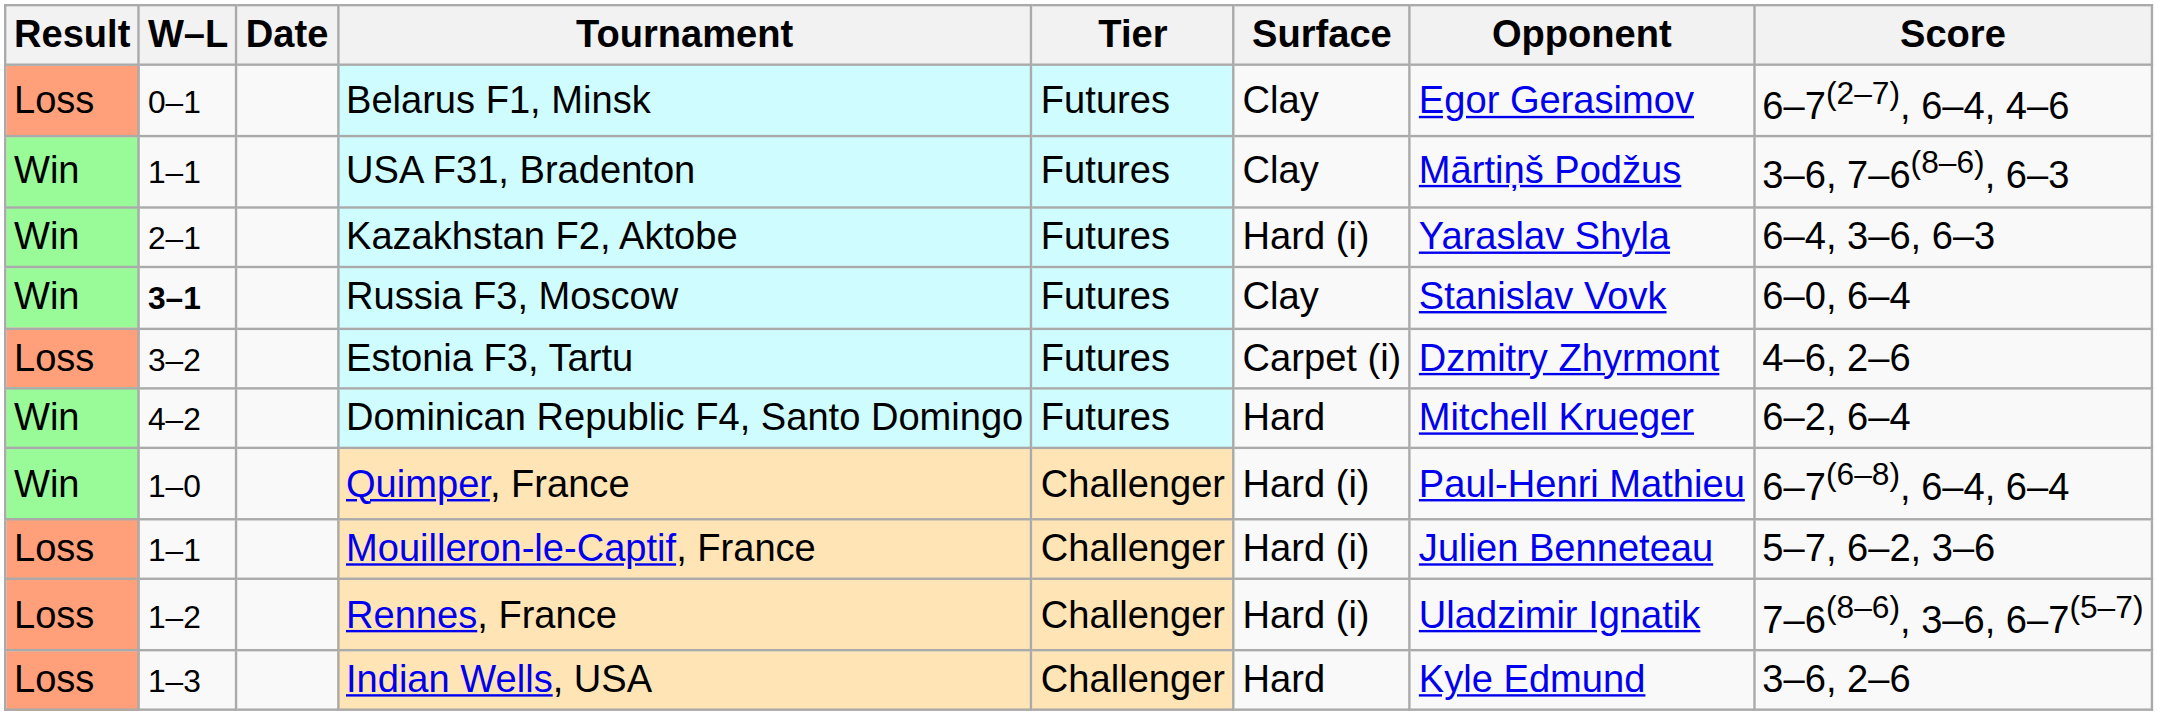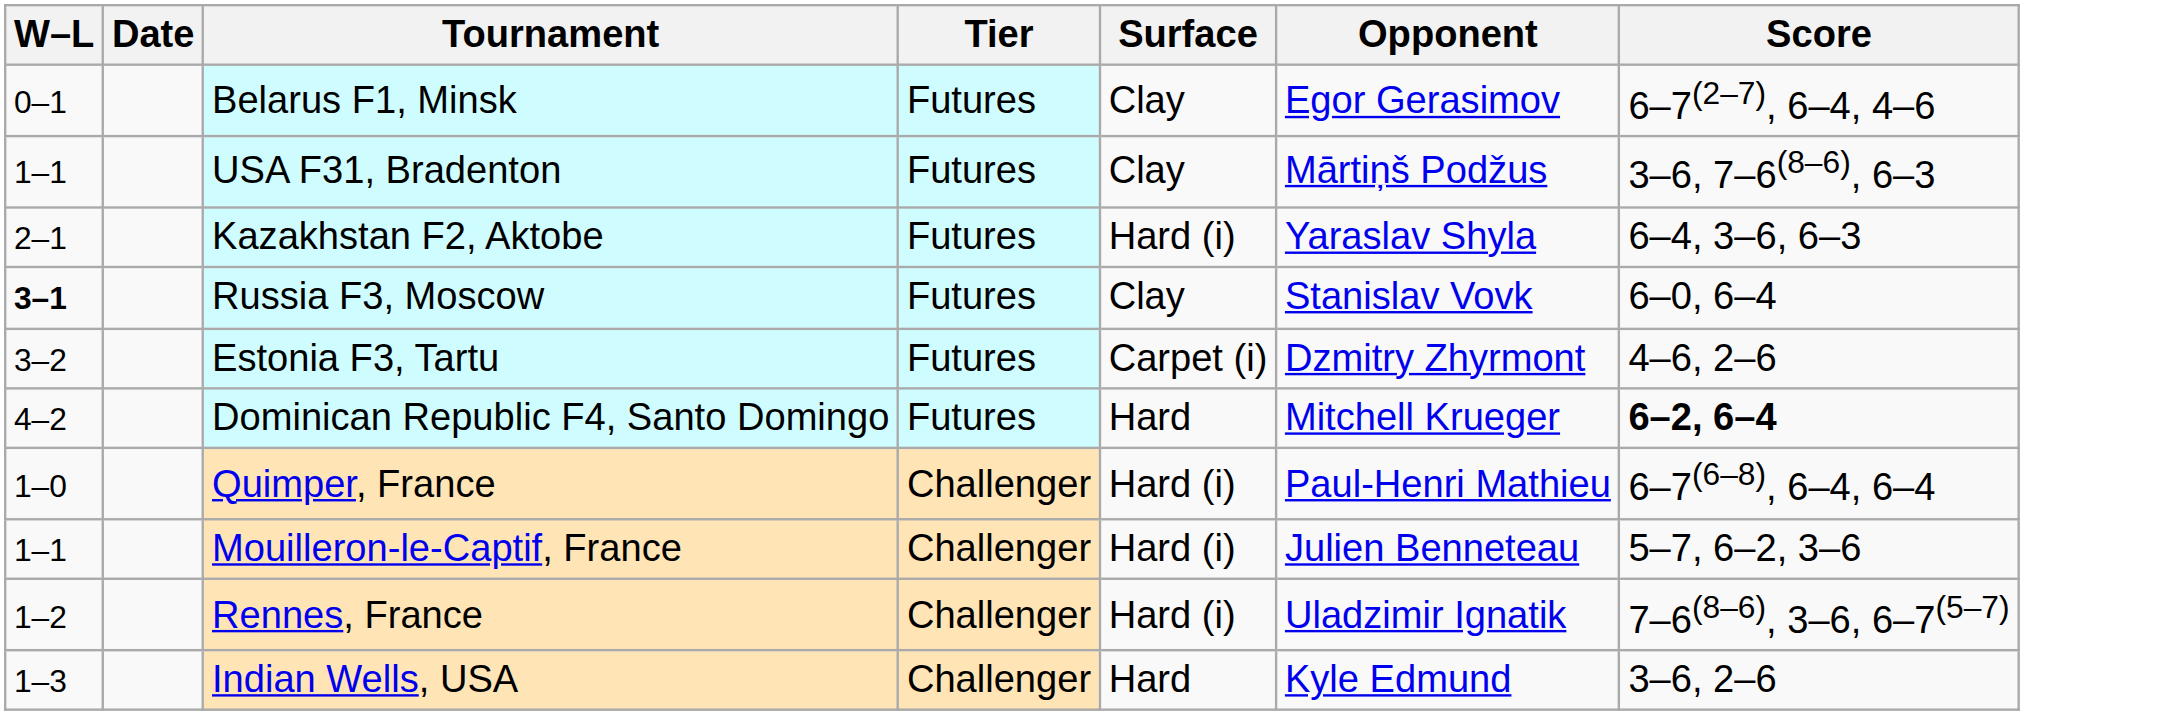- column: (72, 34)
(1836, 417) normal -> (1703, 417) bold
